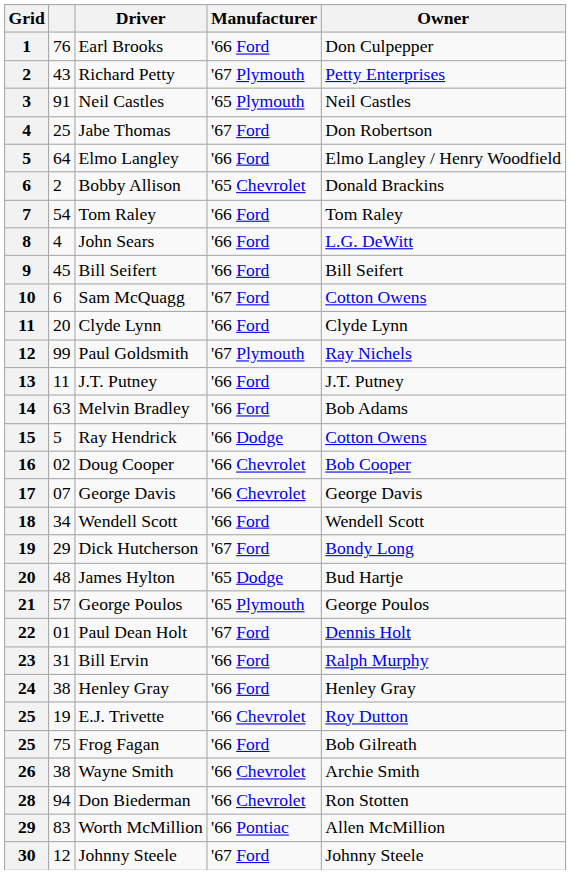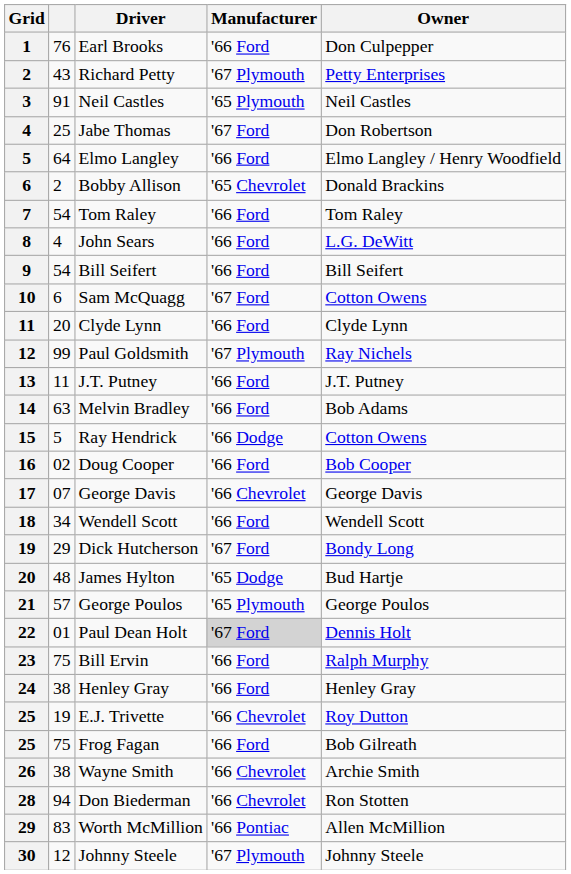(62, 269) 45 -> (62, 269) 54
(258, 465) '66 Chevrolet -> (240, 465) '66 Ford
(240, 632) no background -> (240, 632) lightgrey background
(62, 660) 31 -> (62, 660) 75
(240, 855) '67 Ford -> (258, 855) '67 Plymouth
